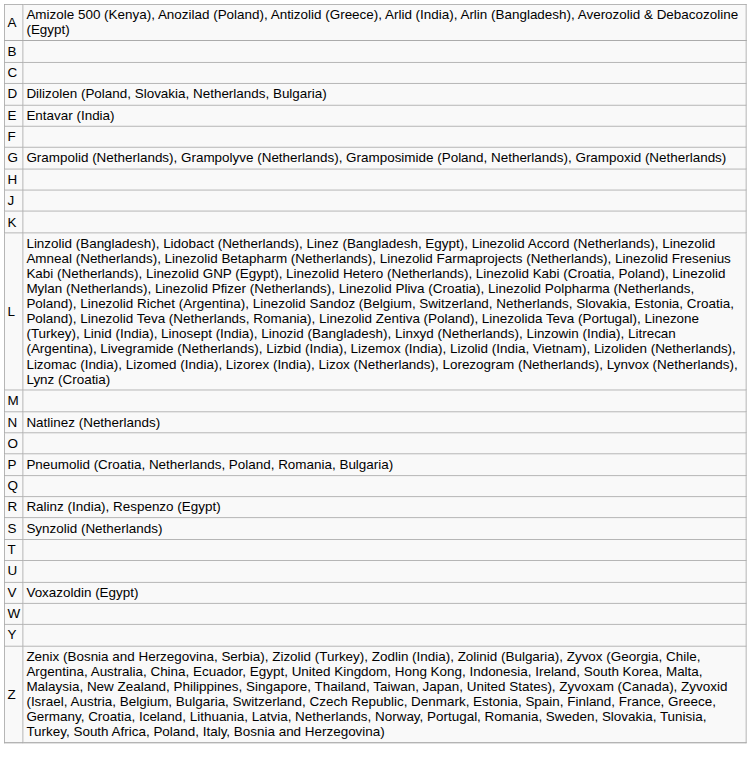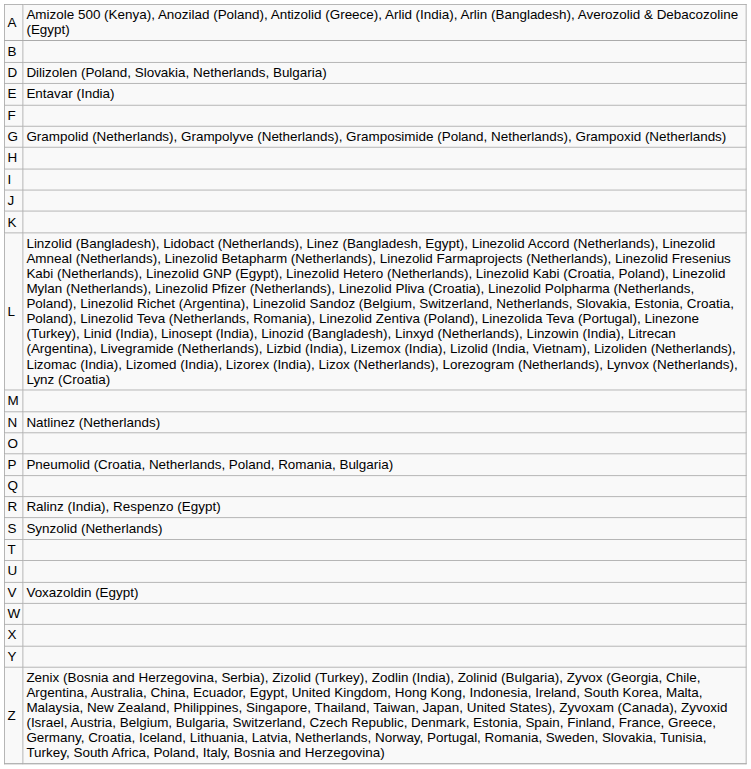- row: (12, 72)
+ row: (9, 179)
+ row: (12, 635)
